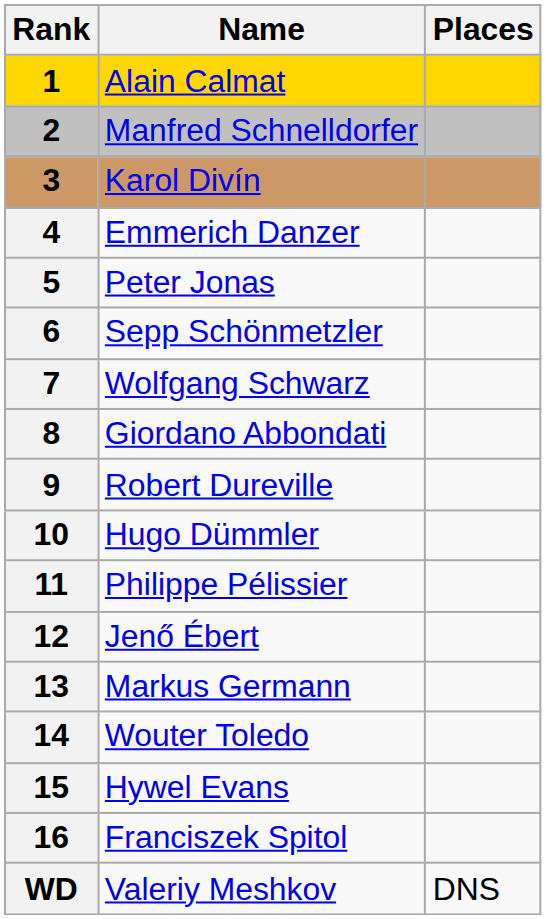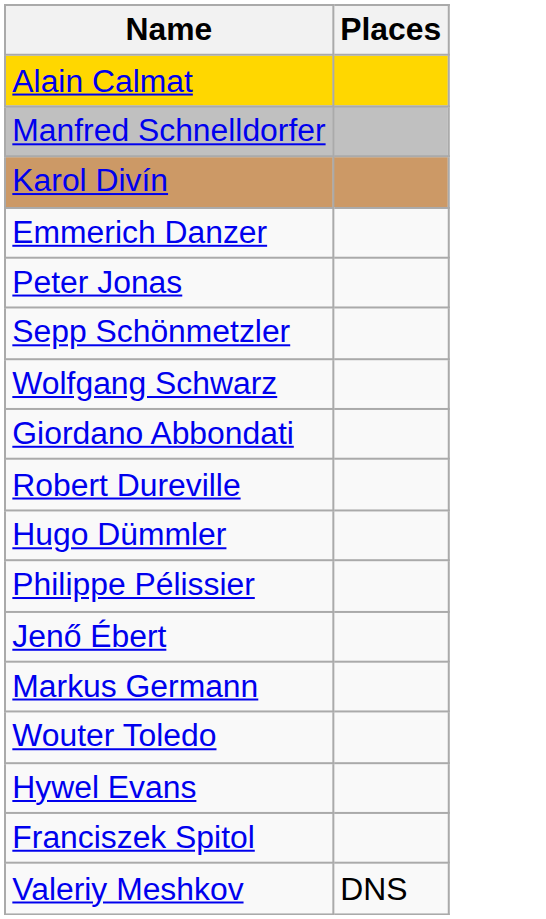- column: (51, 29)
